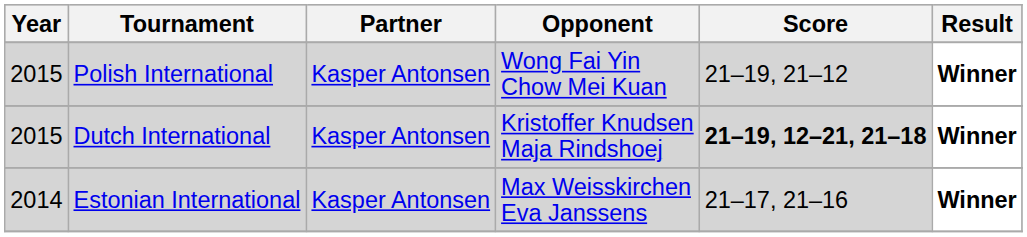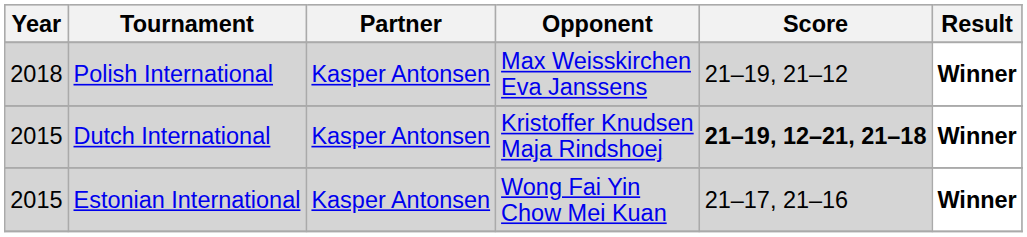(36, 74) 2015 -> (36, 74) 2018
(584, 74) Wong Fai Yin Chow Mei Kuan -> (596, 74) Max Weisskirchen Eva Janssens
(36, 200) 2014 -> (36, 200) 2015
(596, 200) Max Weisskirchen Eva Janssens -> (584, 200) Wong Fai Yin Chow Mei Kuan
